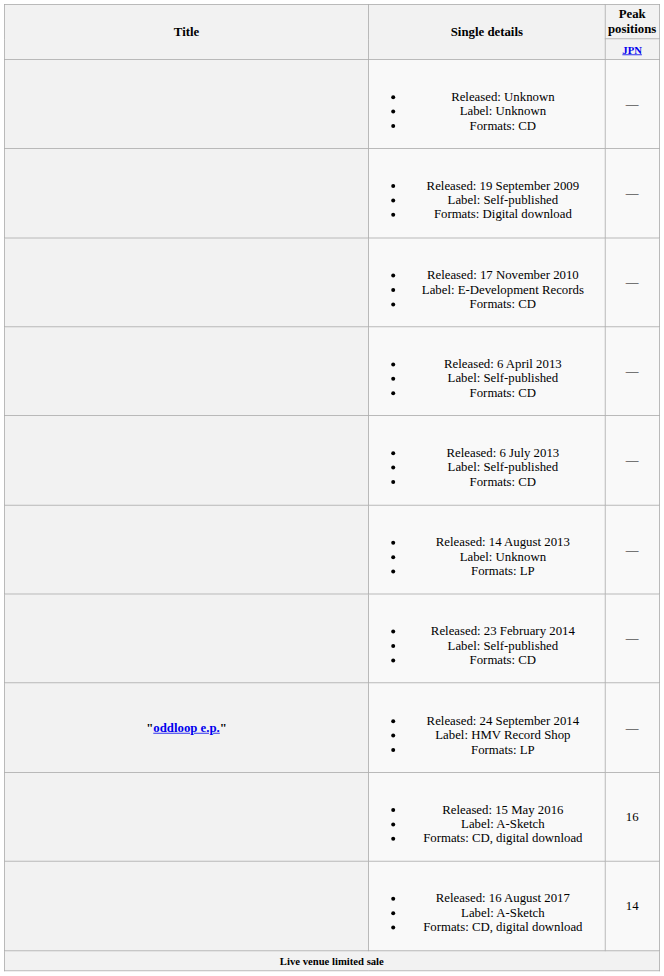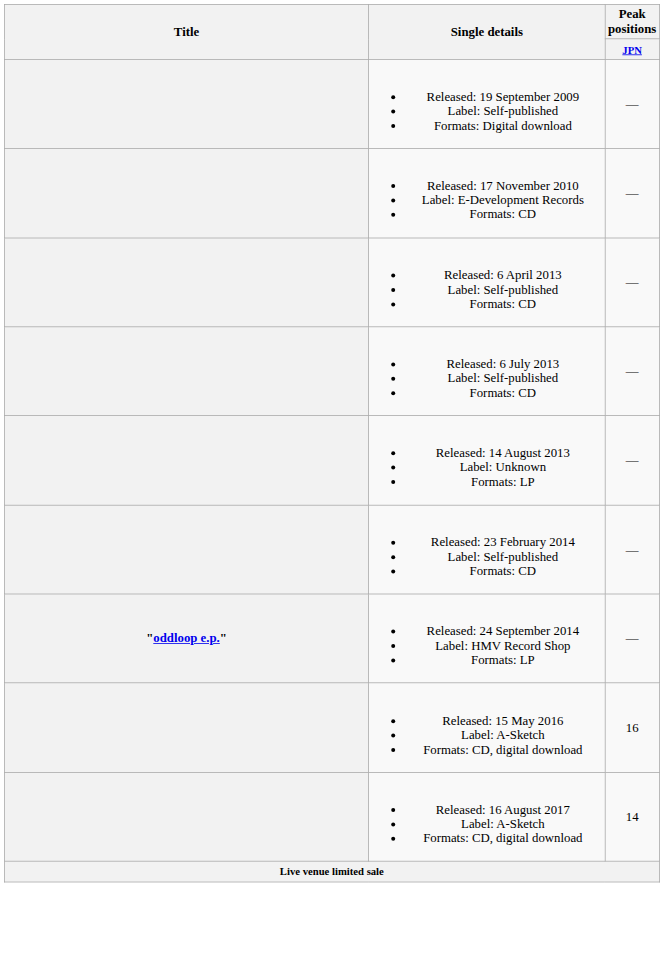- row: (487, 111)
